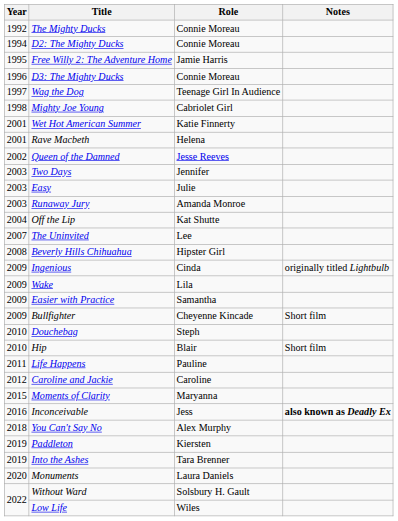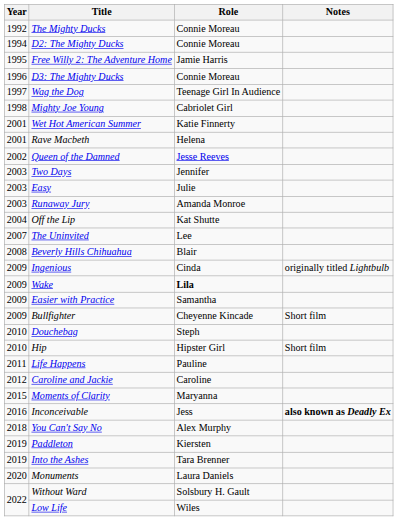(201, 252) Hipster Girl -> (187, 252) Blair
(185, 284) normal -> (185, 284) bold
(187, 348) Blair -> (201, 348) Hipster Girl
